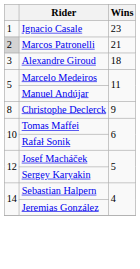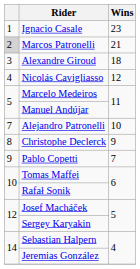+ row: (62, 77)
+ row: (63, 126)
+ row: (50, 158)
